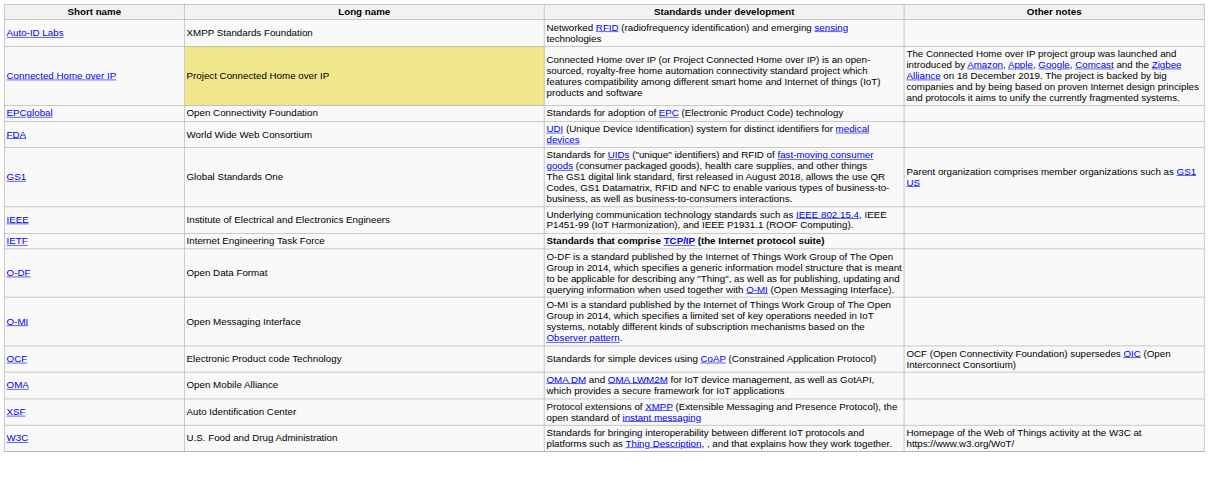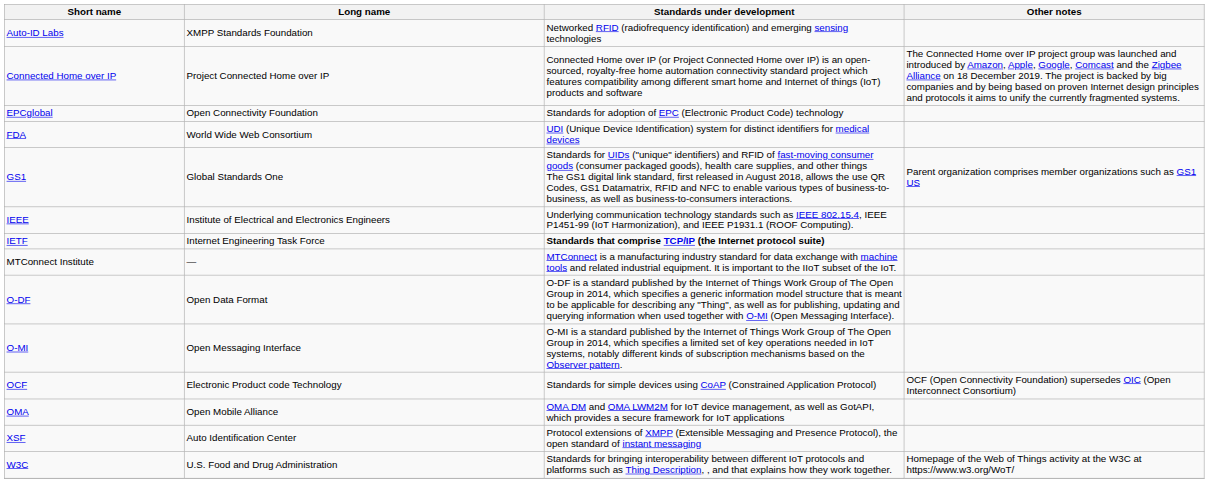(258, 76) khaki background -> (258, 76) no background
+ row: (50, 262)
